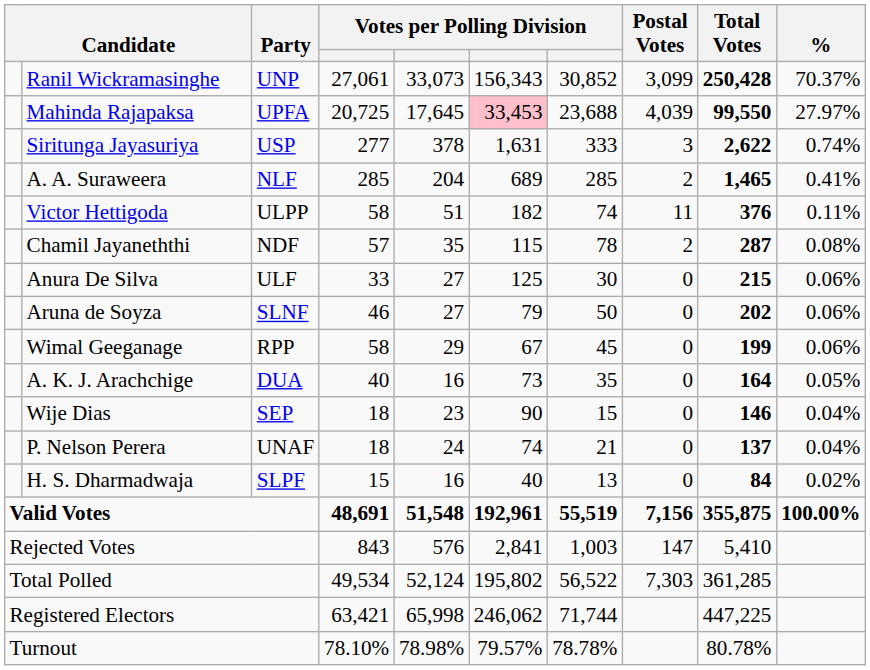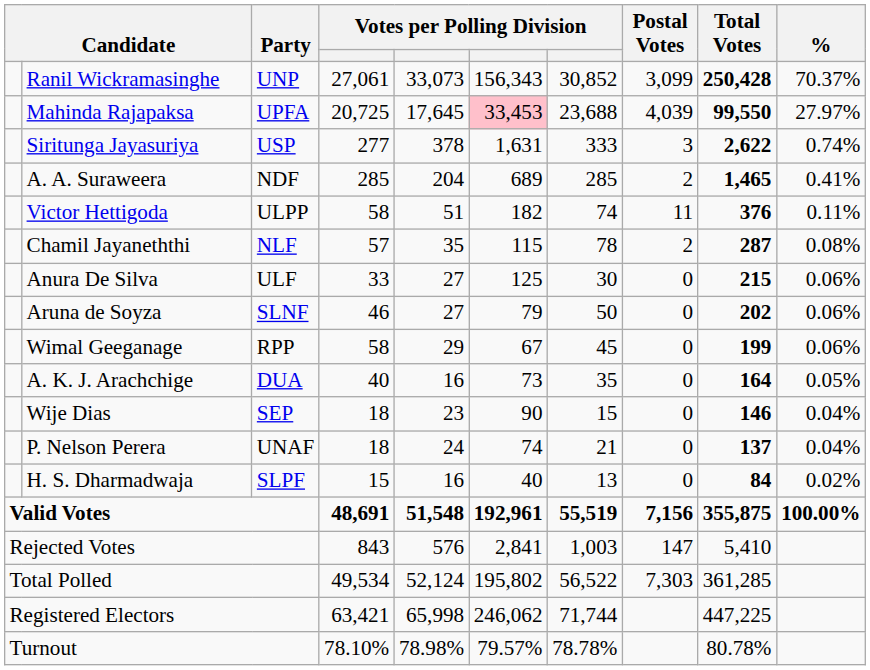(277, 178) NLF -> (278, 178) NDF
(278, 245) NDF -> (277, 245) NLF
